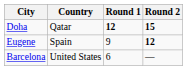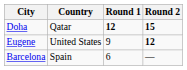(61, 42) Spain -> (76, 42) United States
(76, 57) United States -> (61, 57) Spain
